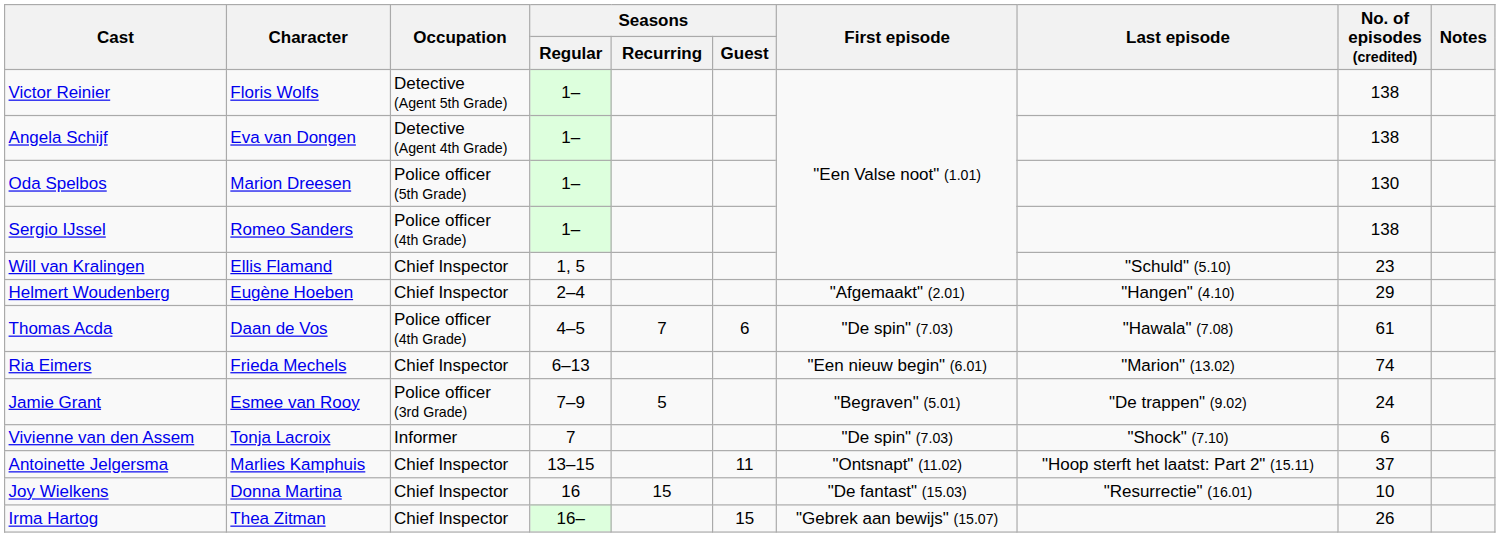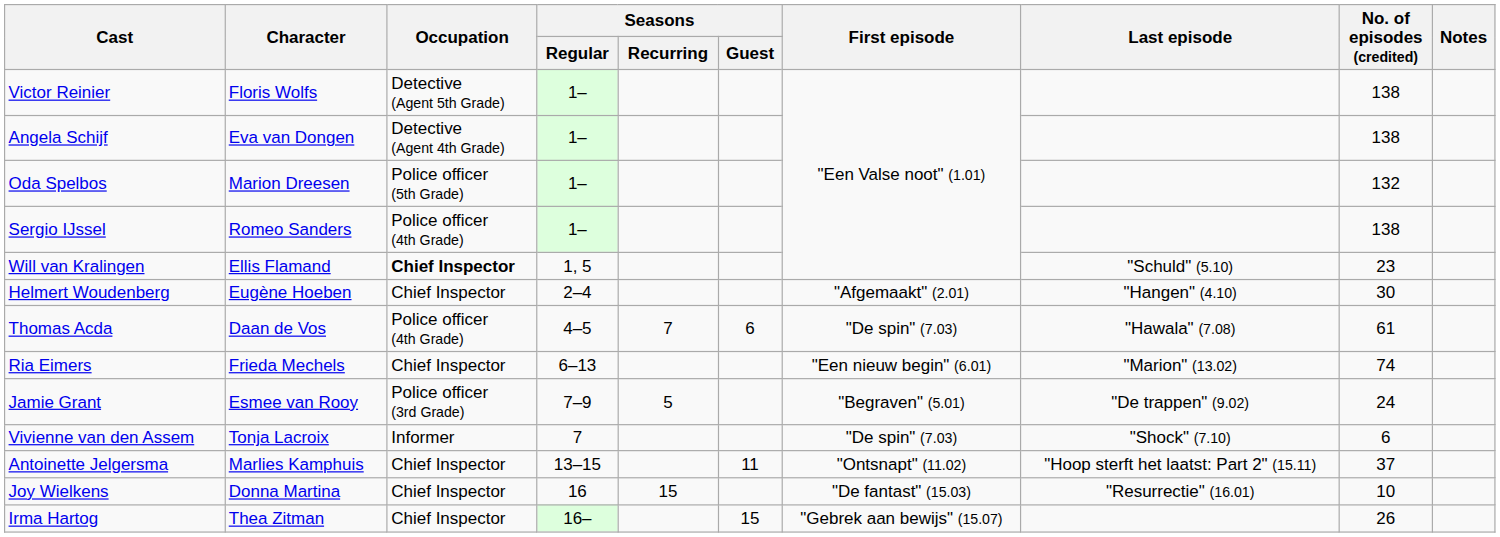(1385, 184) 130 -> (1386, 184) 132
(451, 266) normal -> (453, 266) bold
(1385, 293) 29 -> (1386, 293) 30
